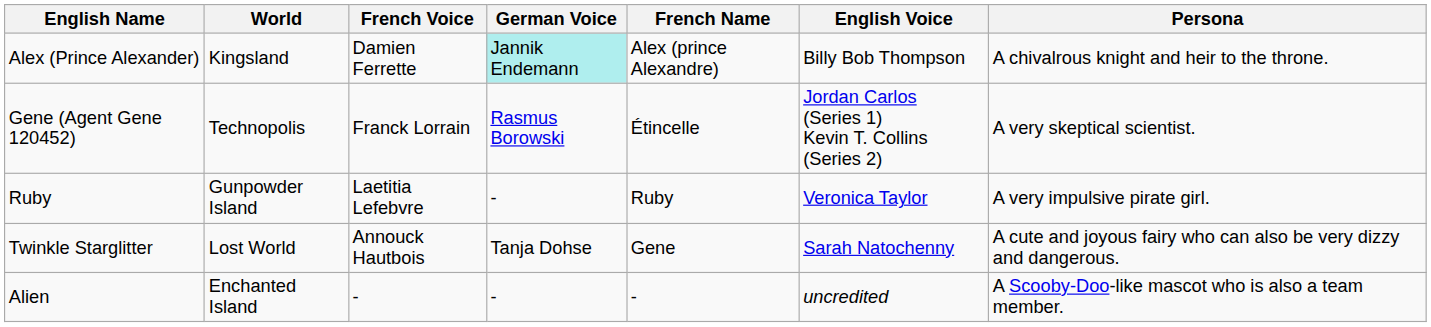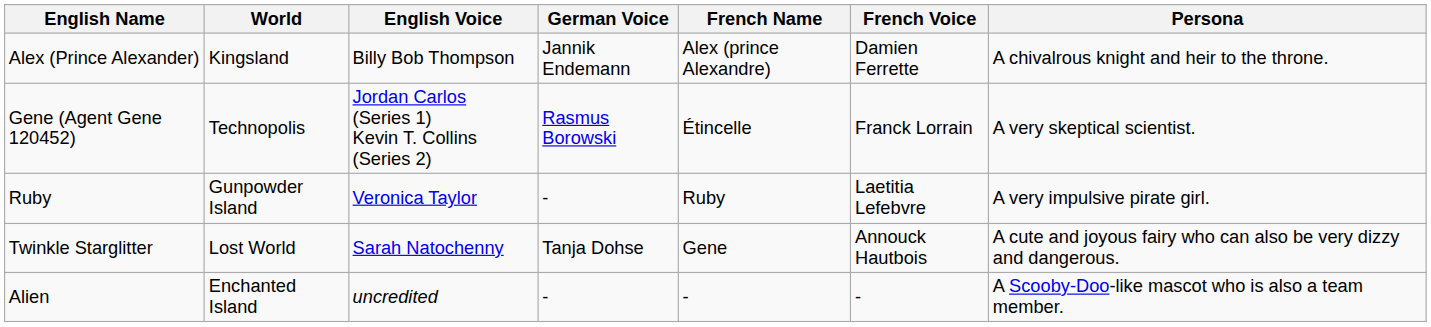columns swapped: (894, 18) <-> (417, 18)
(535, 58) paleturquoise background -> (586, 58) no background
